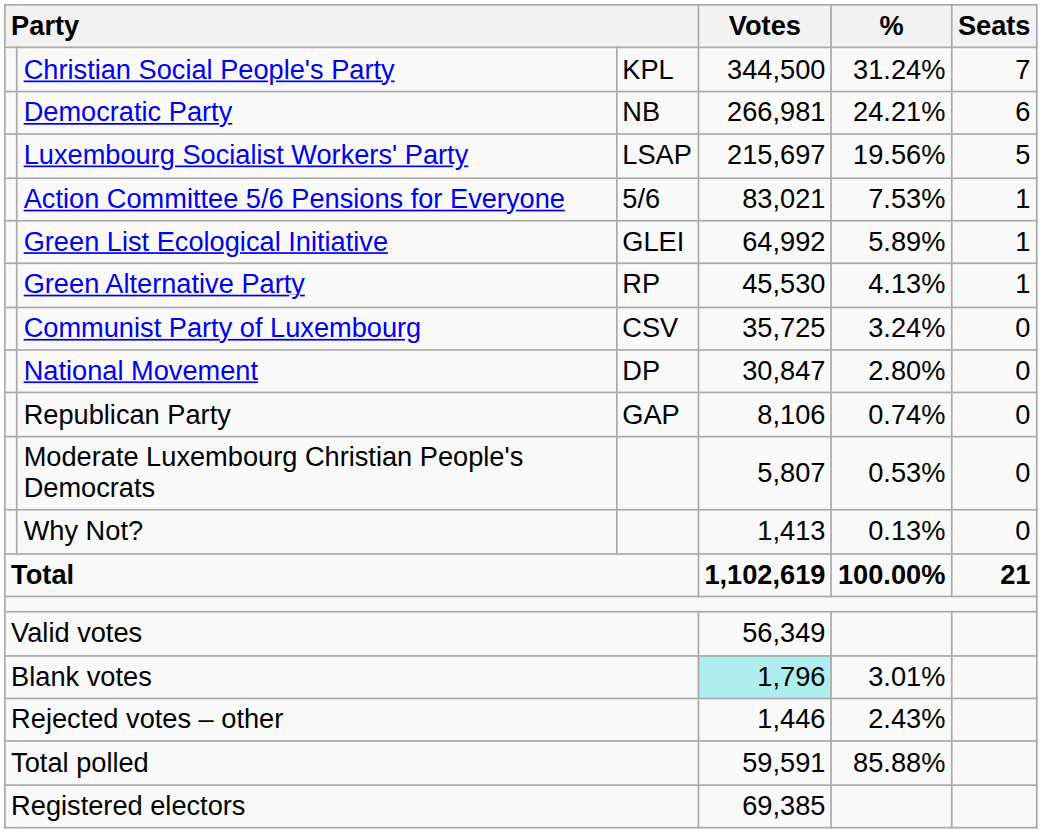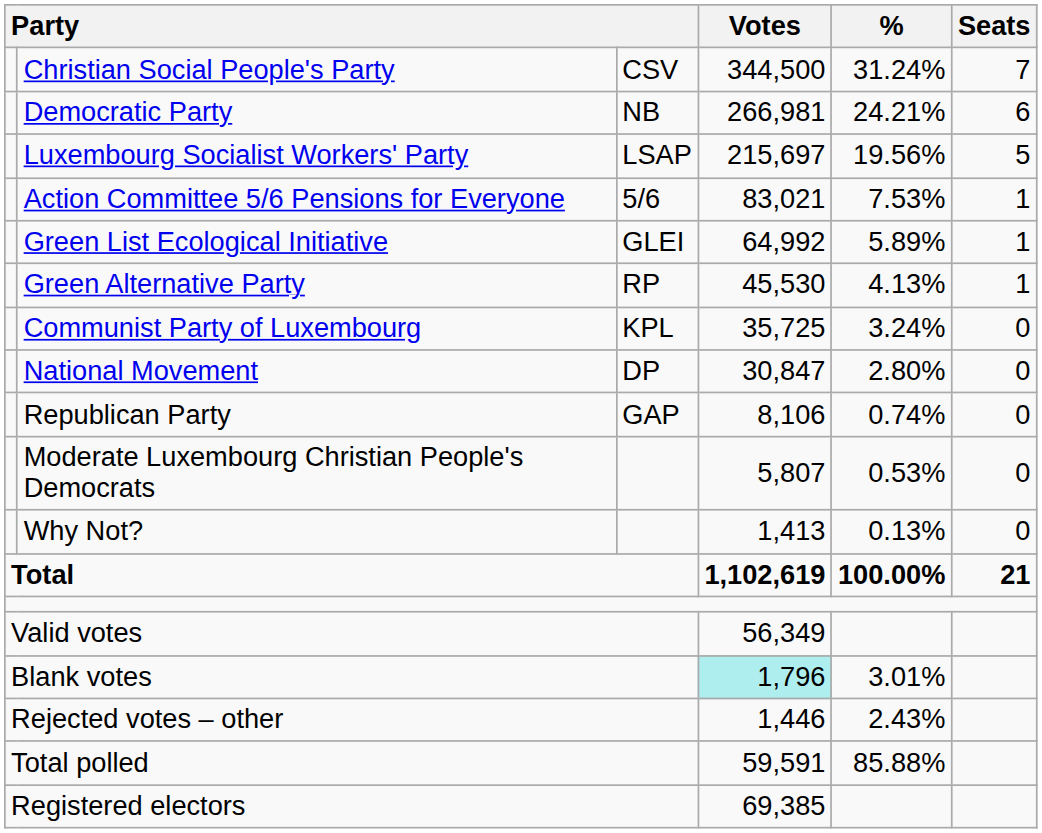(648, 69) KPL -> (650, 69) CSV
(650, 328) CSV -> (648, 328) KPL
